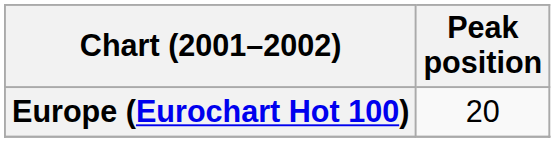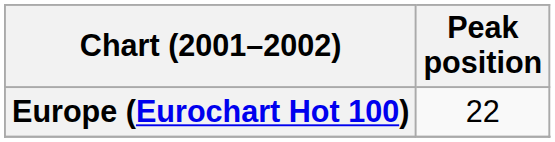(483, 111) 20 -> (483, 111) 22
